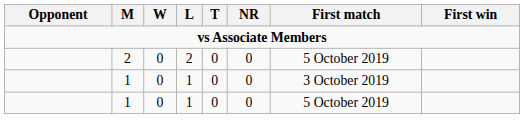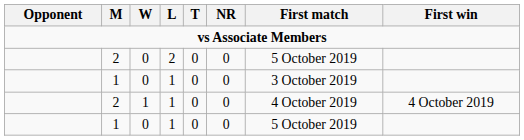+ row: (116, 102)
